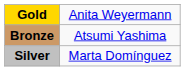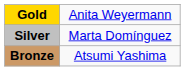rows swapped: (32, 55) <-> (32, 35)
